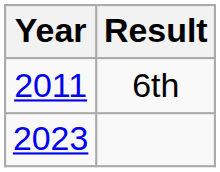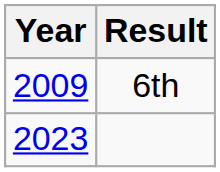(51, 85) 2011 -> (51, 85) 2009
